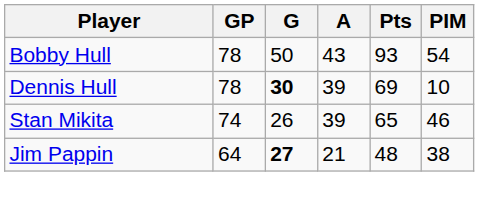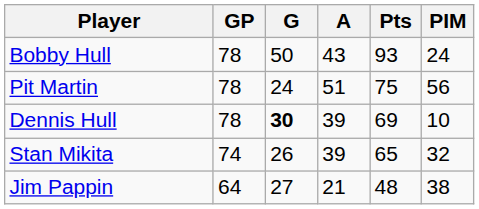(438, 54) 54 -> (438, 54) 24
+ row: (54, 87)
(438, 120) 46 -> (438, 154) 32
(282, 154) bold -> (282, 187) normal
